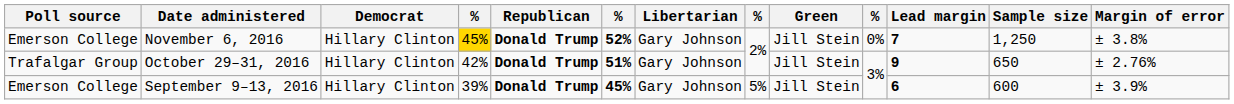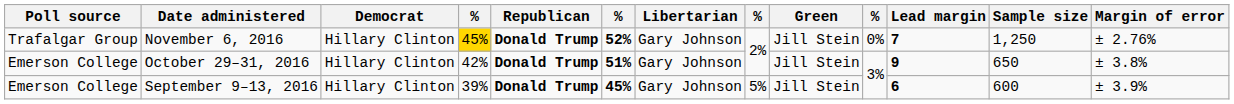(73, 40) Emerson College -> (73, 40) Trafalgar Group
(1121, 40) ± 3.8% -> (1125, 40) ± 2.76%
(73, 63) Trafalgar Group -> (73, 63) Emerson College
(1125, 63) ± 2.76% -> (1121, 63) ± 3.8%
